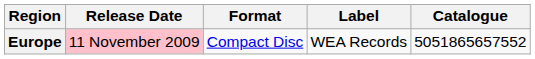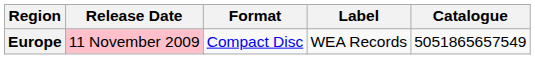(470, 41) 5051865657552 -> (470, 41) 5051865657549
